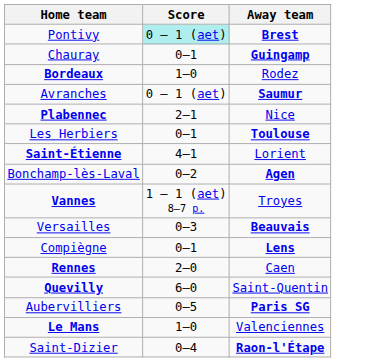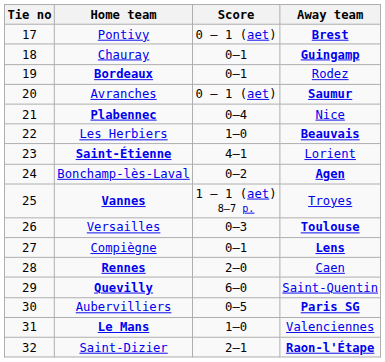+ column: (29, 14)
(186, 34) paleturquoise background -> (236, 34) no background
(186, 74) 1–0 -> (236, 74) 0–1
(186, 114) 2–1 -> (236, 114) 0–4
(186, 134) 0–1 -> (236, 134) 1–0
(280, 134) Toulouse -> (330, 134) Beauvais
(280, 228) Beauvais -> (330, 228) Toulouse
(186, 347) 0–4 -> (236, 347) 2–1
